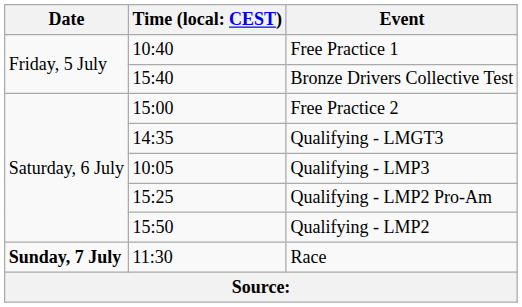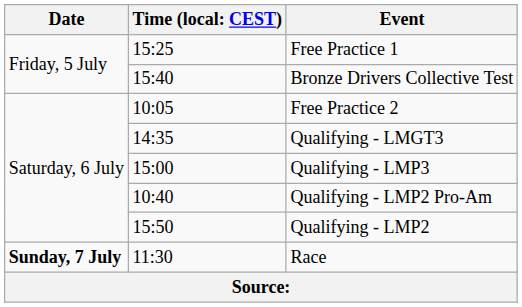(153, 49) 10:40 -> (153, 49) 15:25
(153, 108) 15:00 -> (153, 108) 10:05
(153, 168) 10:05 -> (153, 168) 15:00
(153, 197) 15:25 -> (153, 197) 10:40
